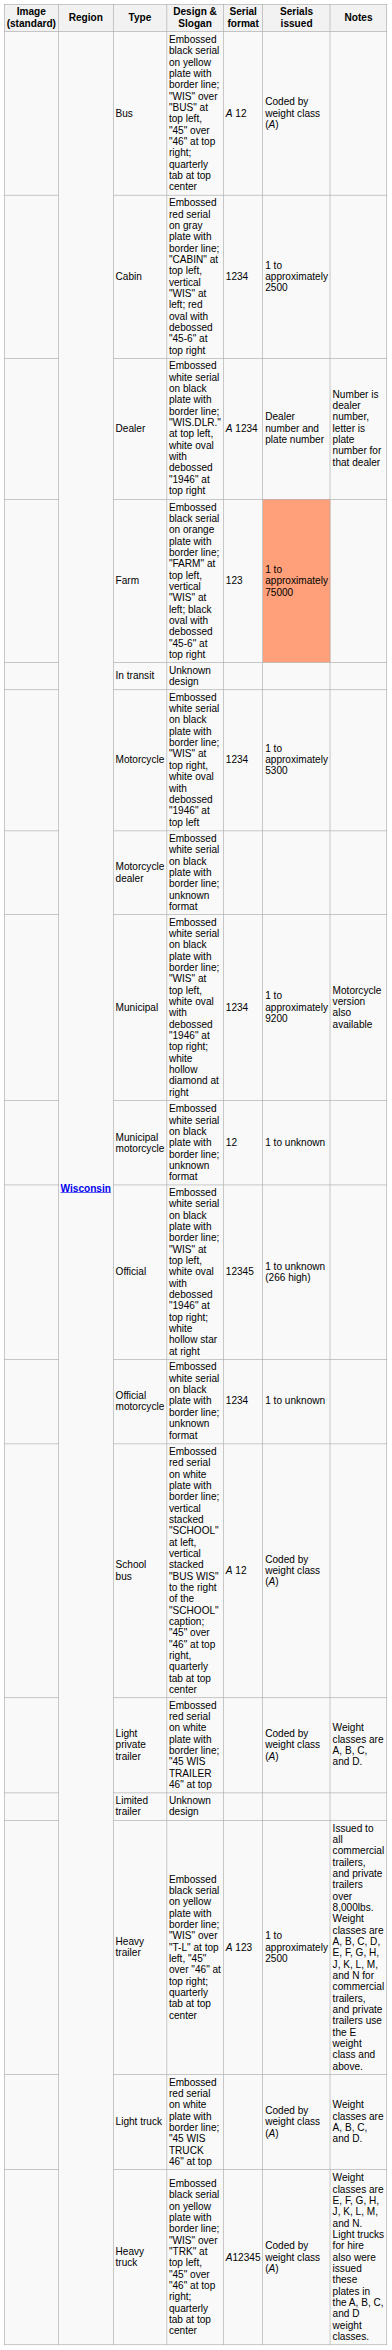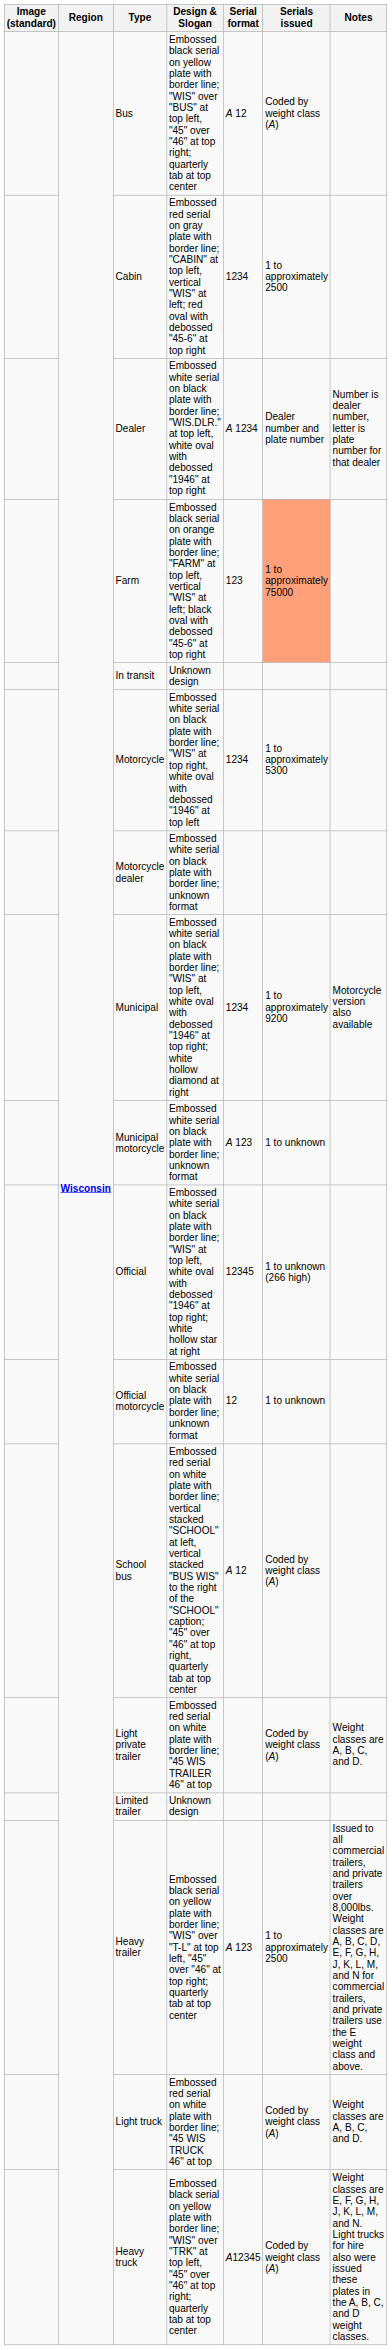(231, 1142) 12 -> (239, 1142) A 123
(237, 1401) 1234 -> (231, 1401) 12
